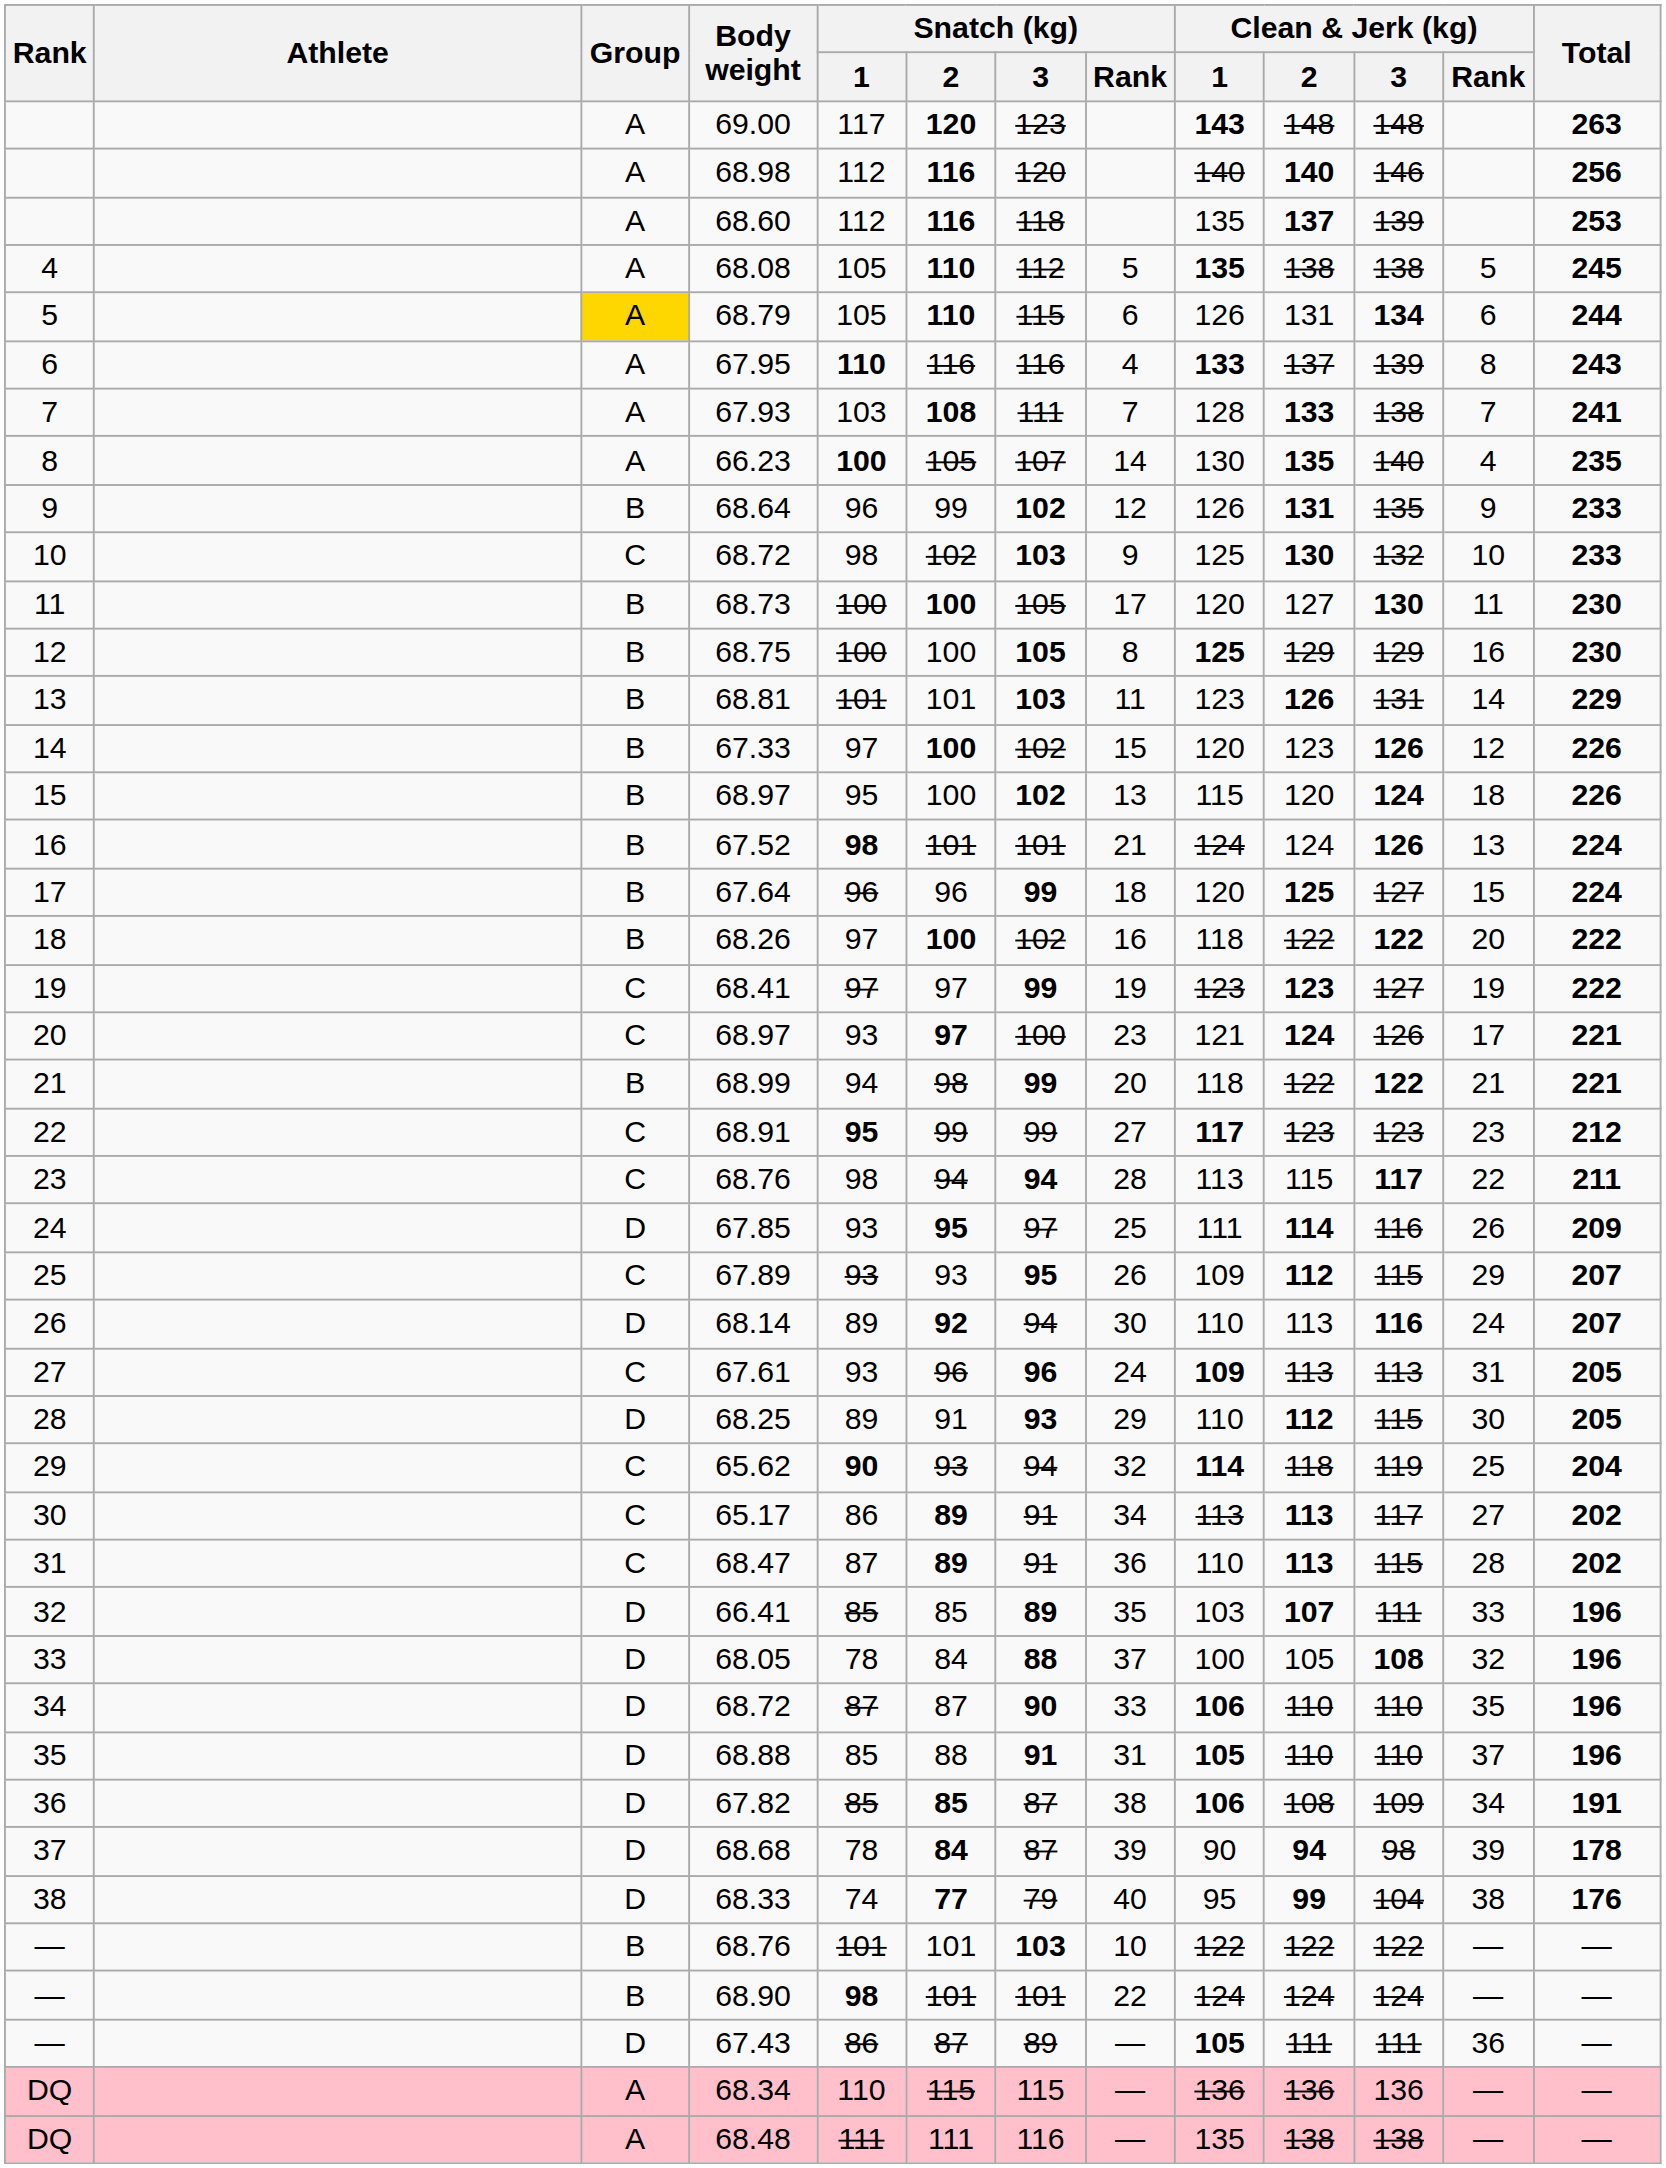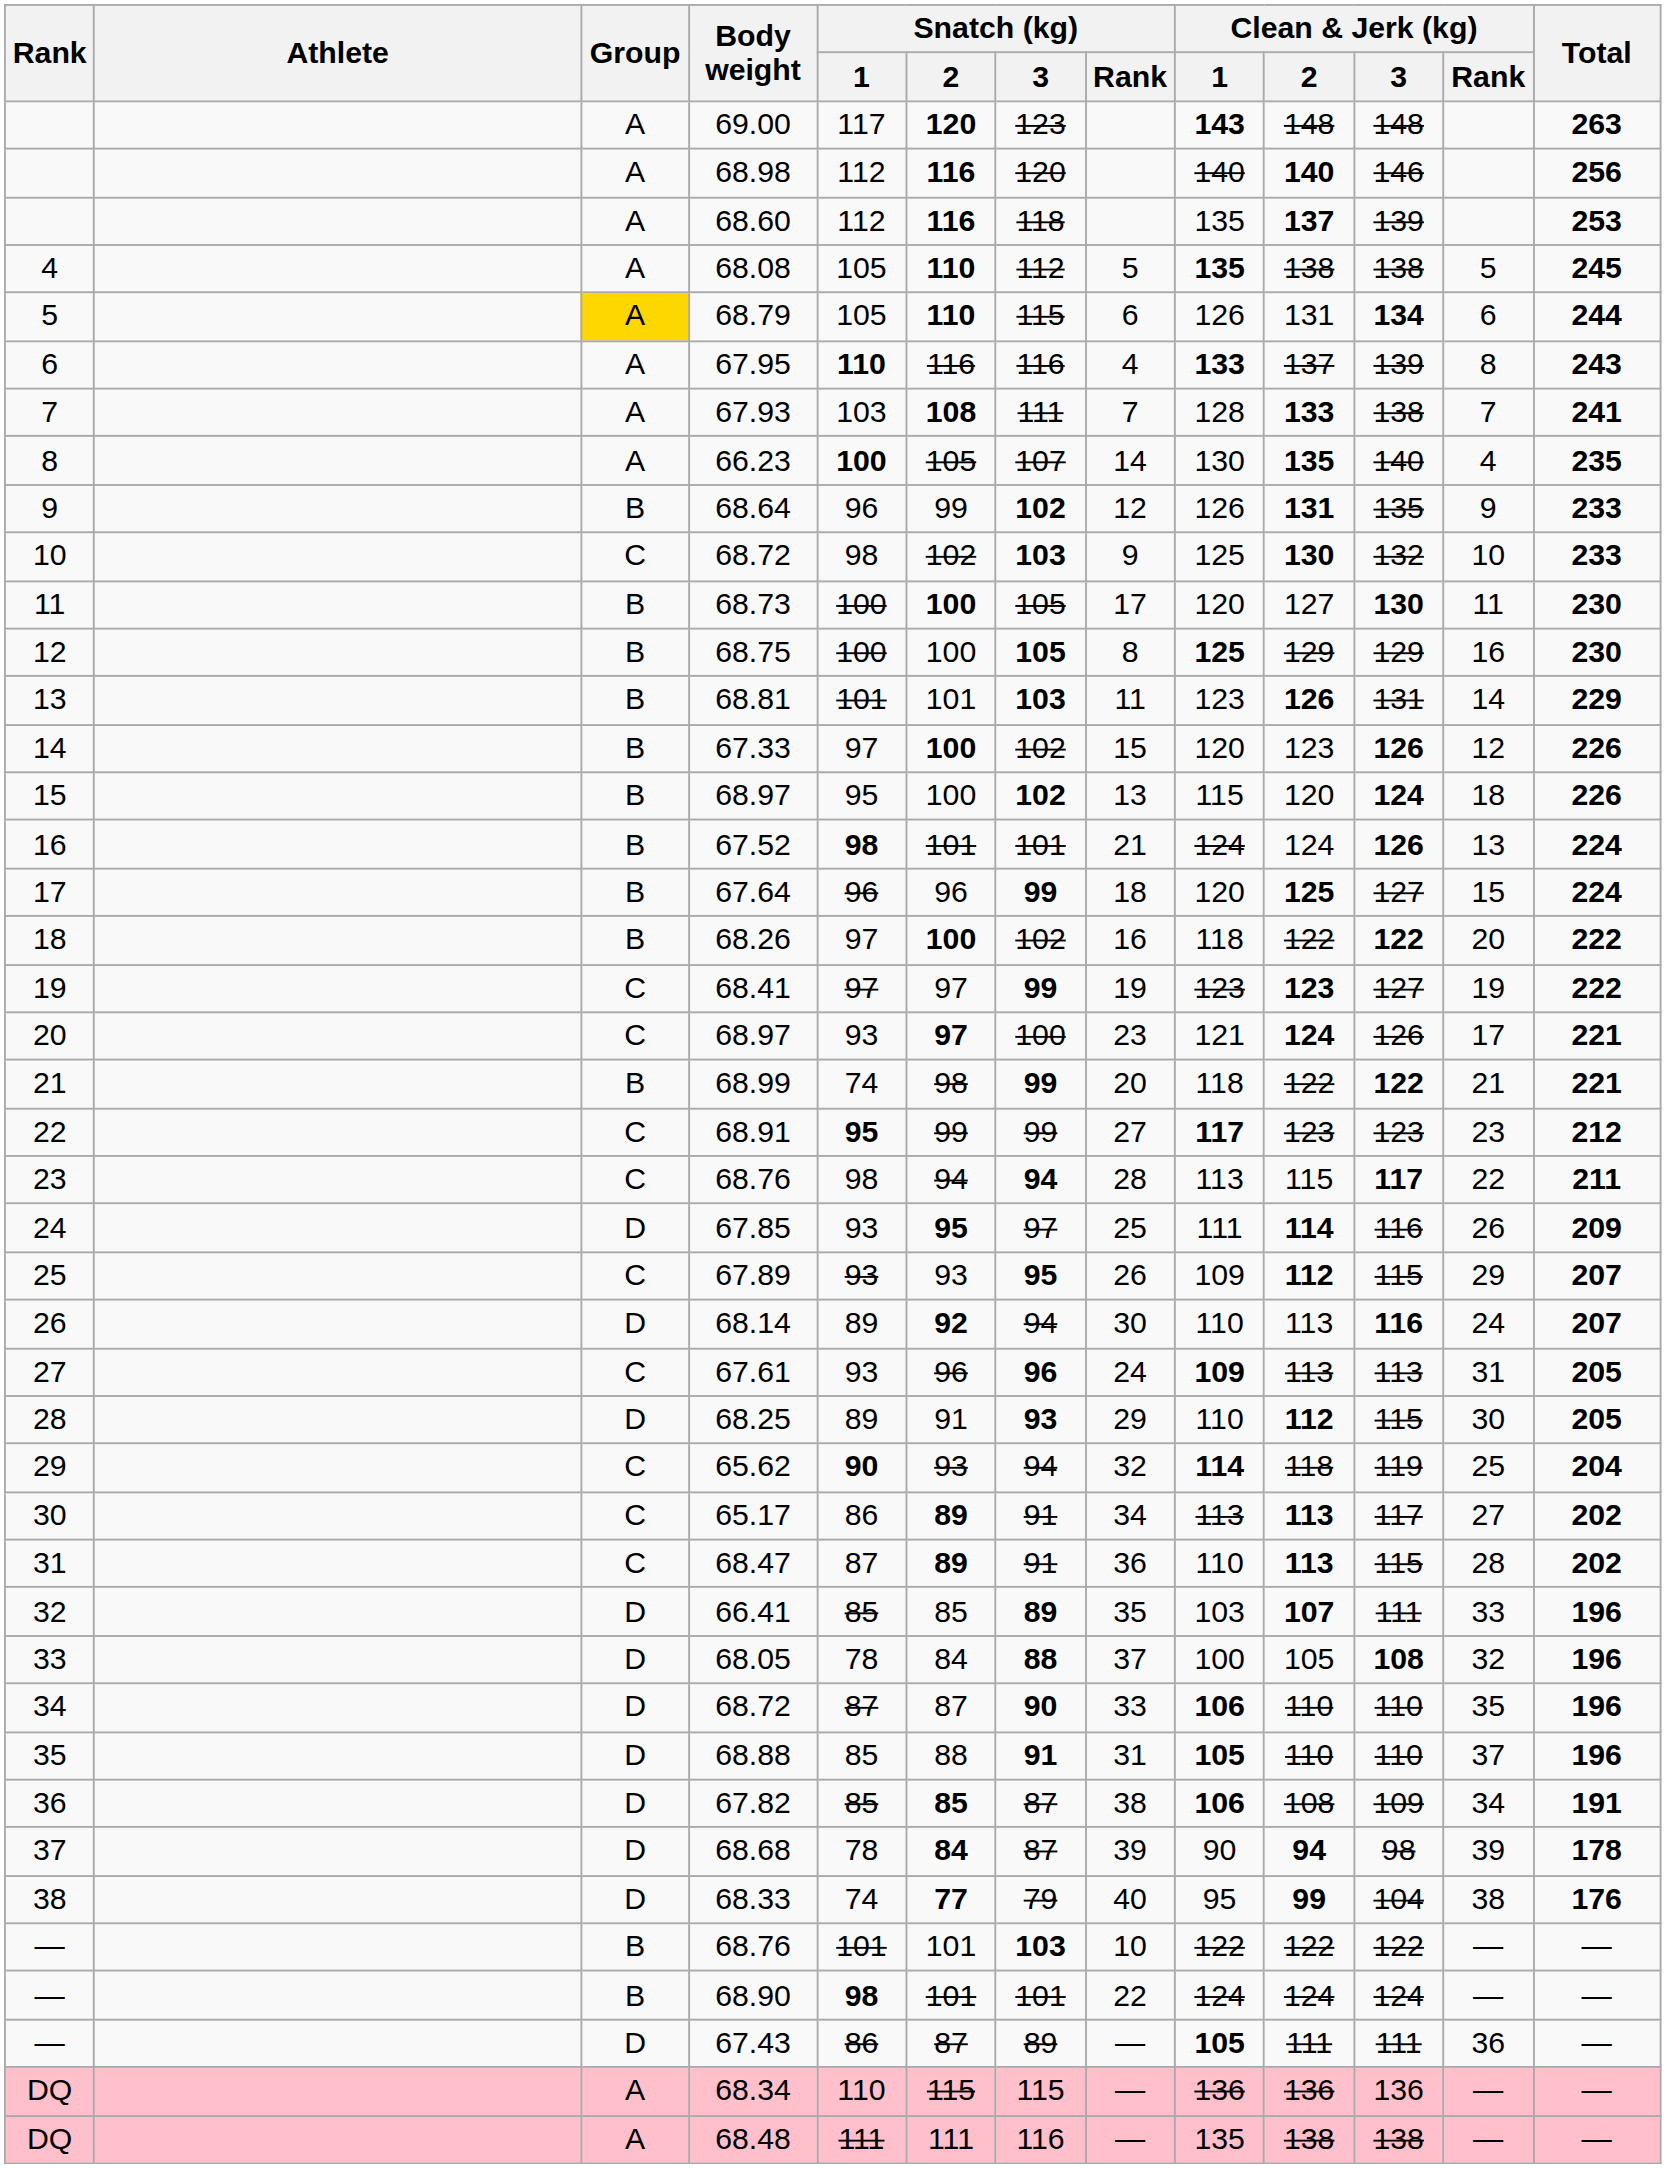(861, 1083) 94 -> (861, 1083) 74
